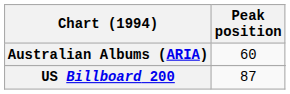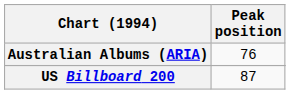(248, 55) 60 -> (248, 55) 76
